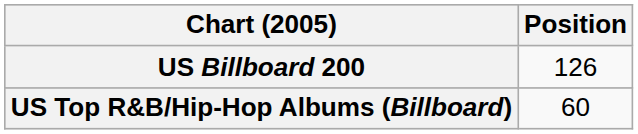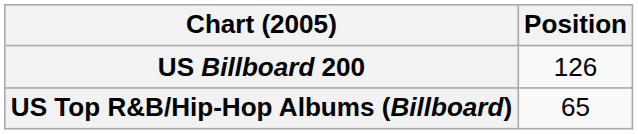(576, 107) 60 -> (576, 107) 65
